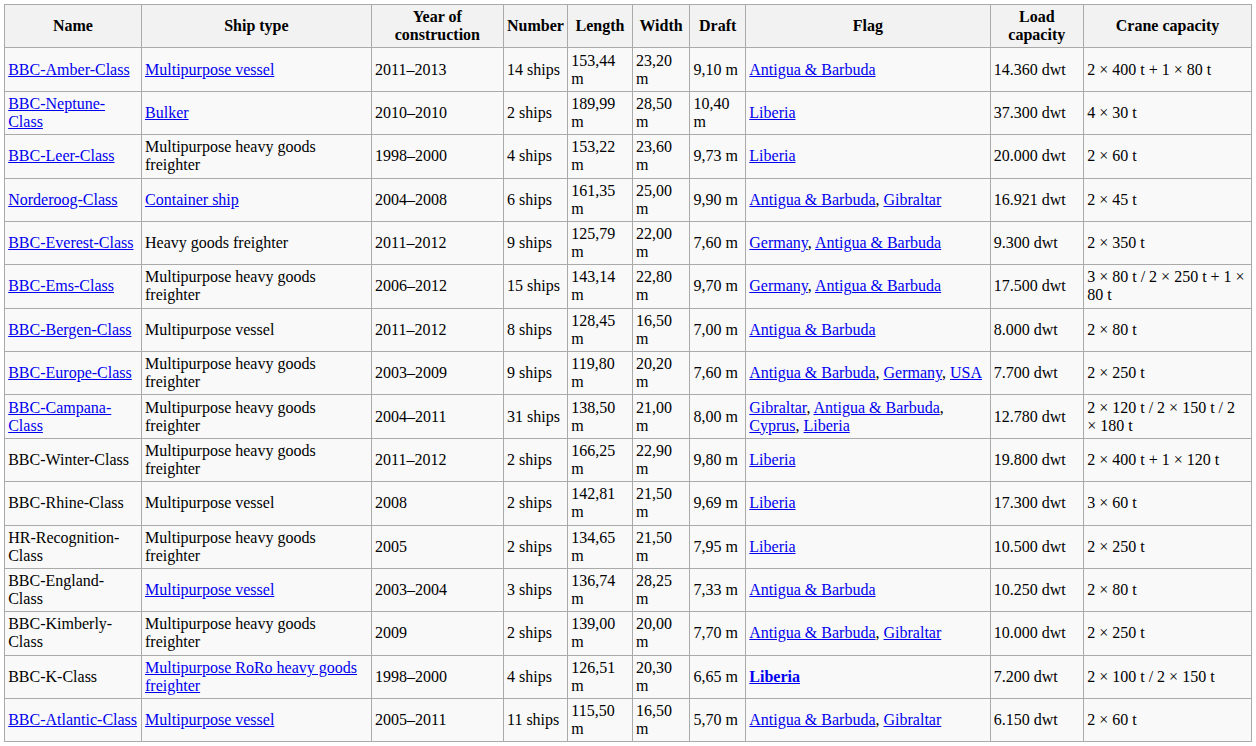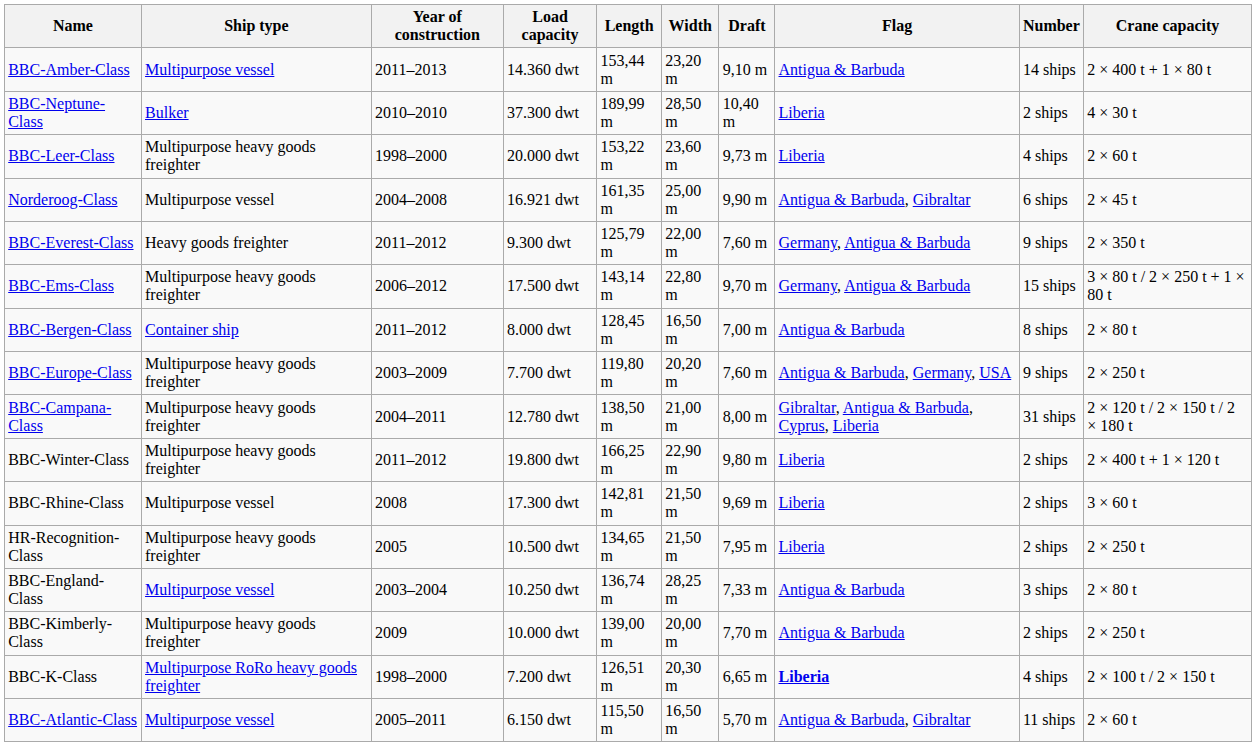columns swapped: (1037, 26) <-> (535, 26)
(192, 199) Container ship -> (210, 199) Multipurpose vessel
(210, 329) Multipurpose vessel -> (192, 329) Container ship
(845, 633) Antigua & Barbuda, Gibraltar -> (842, 633) Antigua & Barbuda
